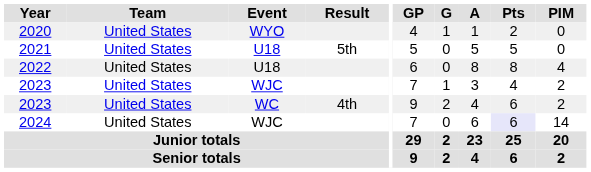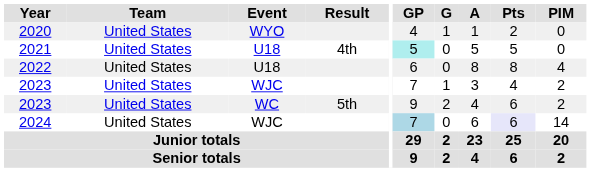(347, 49) 5th -> (347, 49) 4th
(413, 49) no background -> (413, 49) paleturquoise background
(347, 104) 4th -> (347, 104) 5th
(413, 122) no background -> (413, 122) lightblue background
